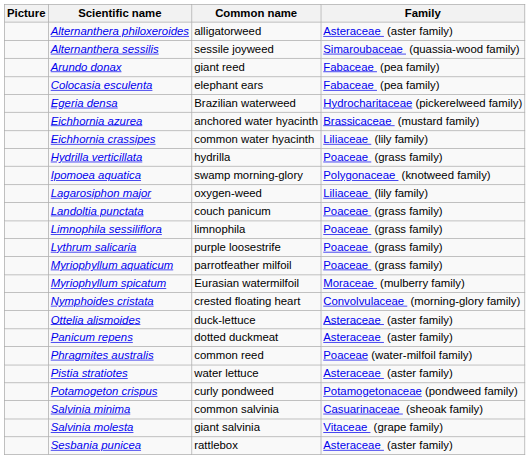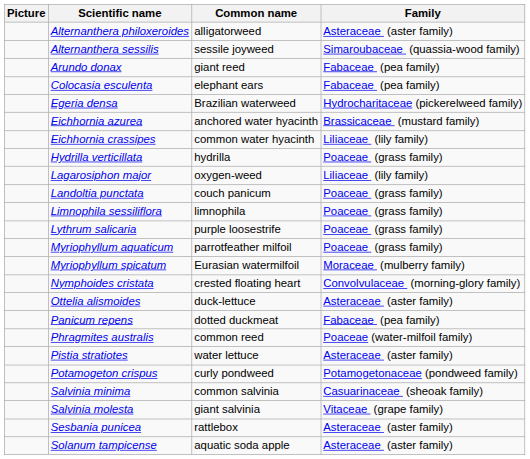- row: (96, 175)
(388, 337) Asteraceae (aster family) -> (381, 319) Fabaceae (pea family)
+ row: (104, 445)
